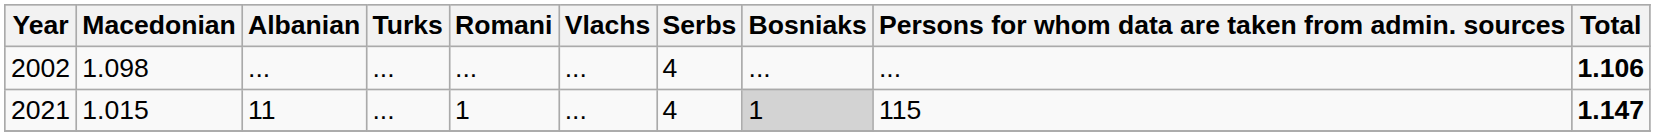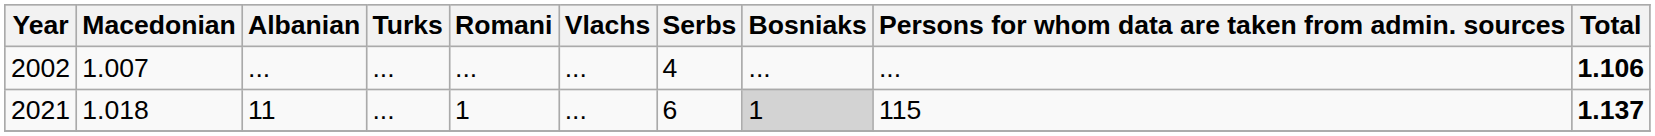(116, 67) 1.098 -> (116, 67) 1.007
(116, 109) 1.015 -> (116, 109) 1.018
(670, 109) 4 -> (670, 109) 6
(1611, 109) 1.147 -> (1611, 109) 1.137
